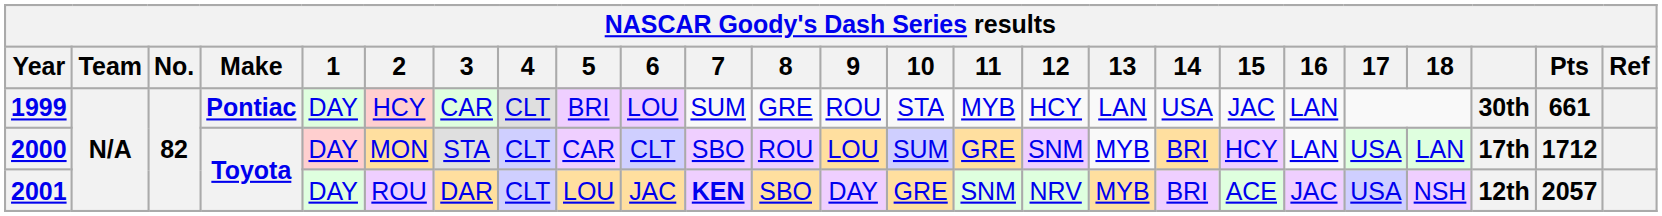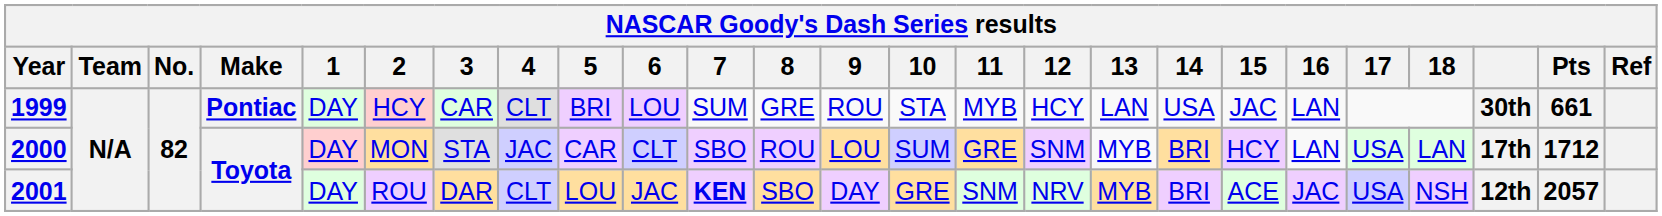(528, 149) CLT -> (529, 149) JAC
